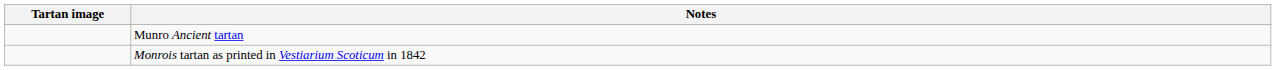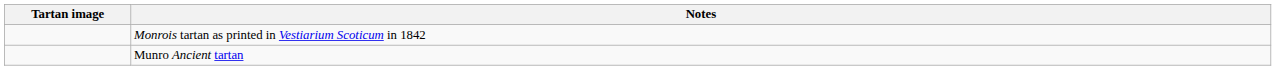rows swapped: (189, 34) <-> (280, 55)
